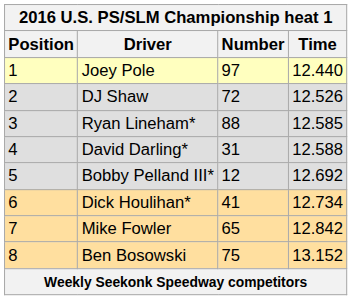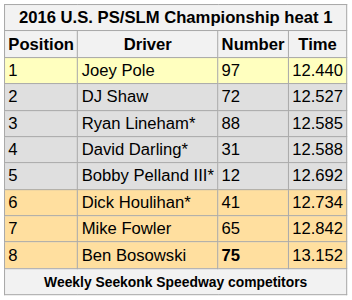(318, 96) 12.526 -> (318, 96) 12.527
(231, 255) normal -> (231, 255) bold
